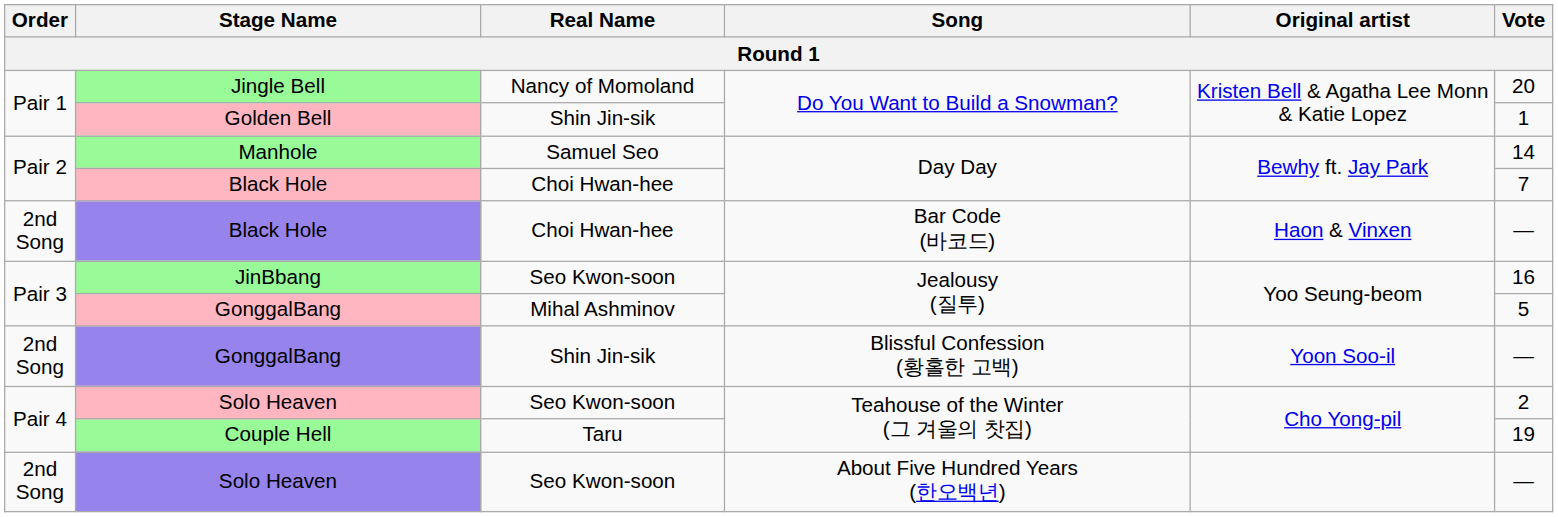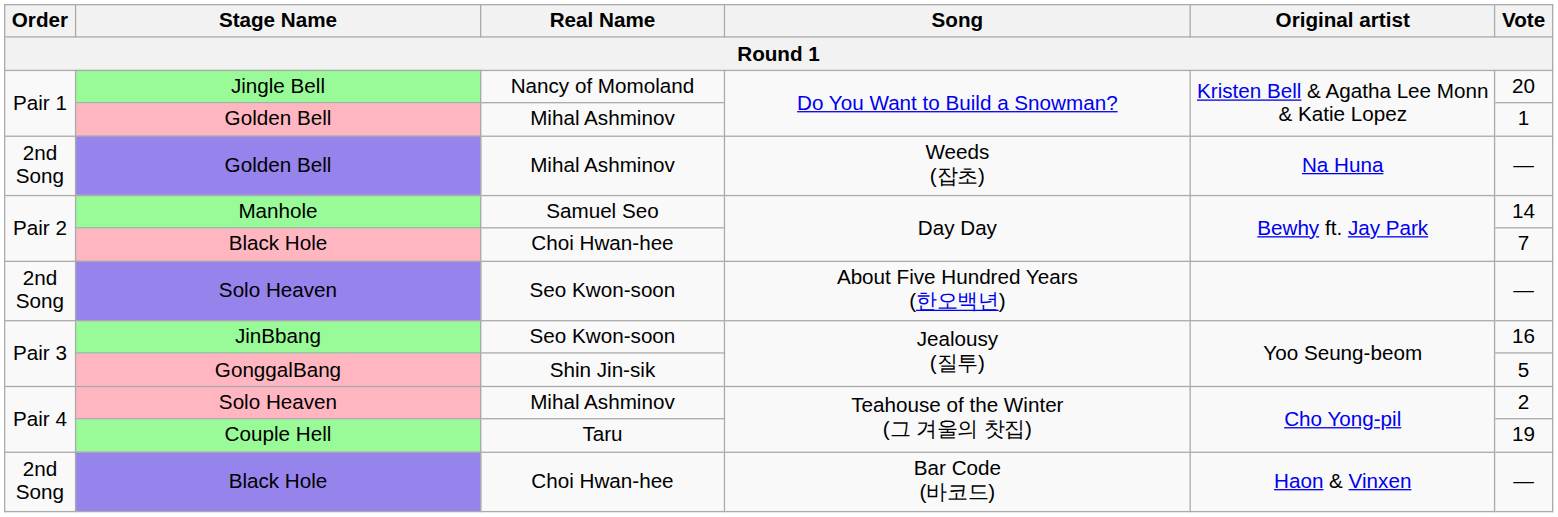(602, 119) Shin Jin-sik -> (602, 119) Mihal Ashminov
+ row: (278, 165)
rows swapped: (278, 230) <-> (278, 481)
(602, 309) Mihal Ashminov -> (602, 369) Shin Jin-sik
- row: (278, 356)
(602, 402) Seo Kwon-soon -> (602, 402) Mihal Ashminov
